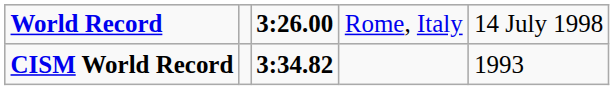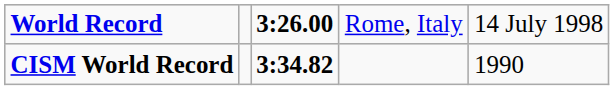(499, 63) 1993 -> (499, 63) 1990
